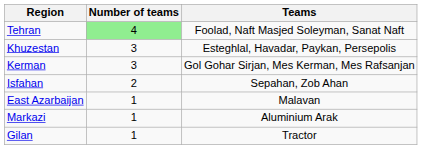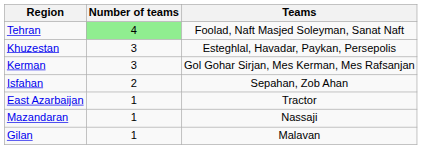(299, 100) Malavan -> (299, 100) Tractor
- row: (26, 118)
+ row: (38, 118)
(299, 135) Tractor -> (299, 135) Malavan
